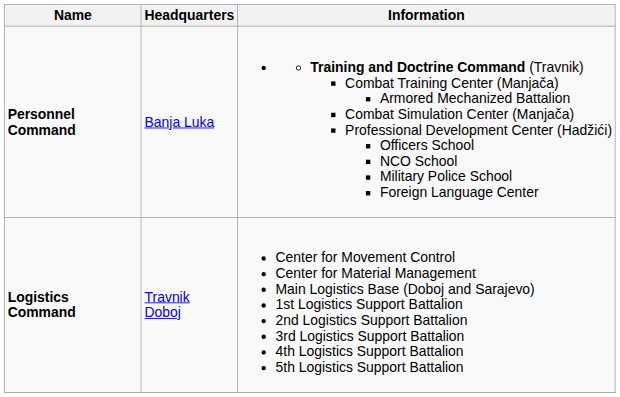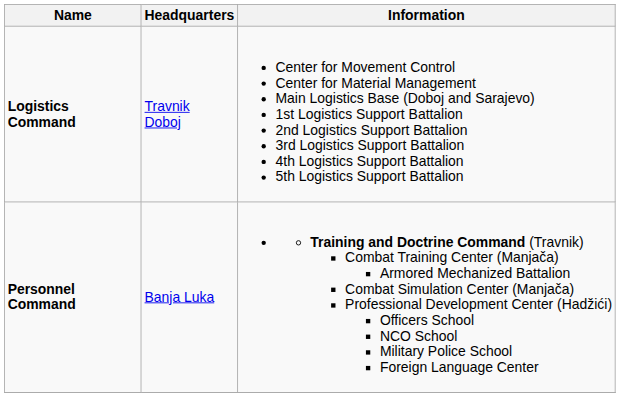rows swapped: (42, 122) <-> (42, 305)
